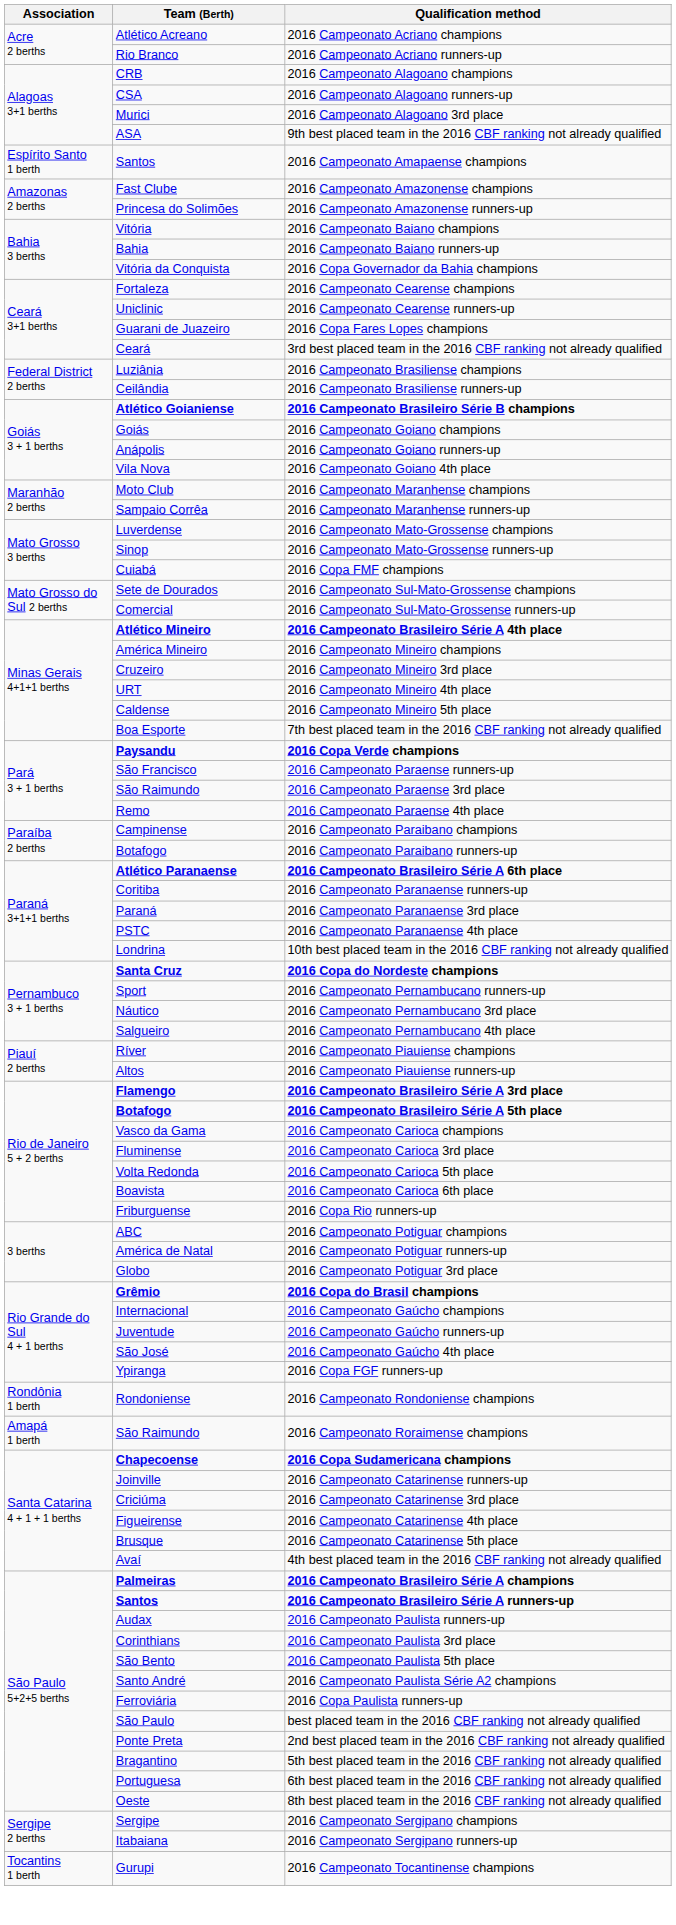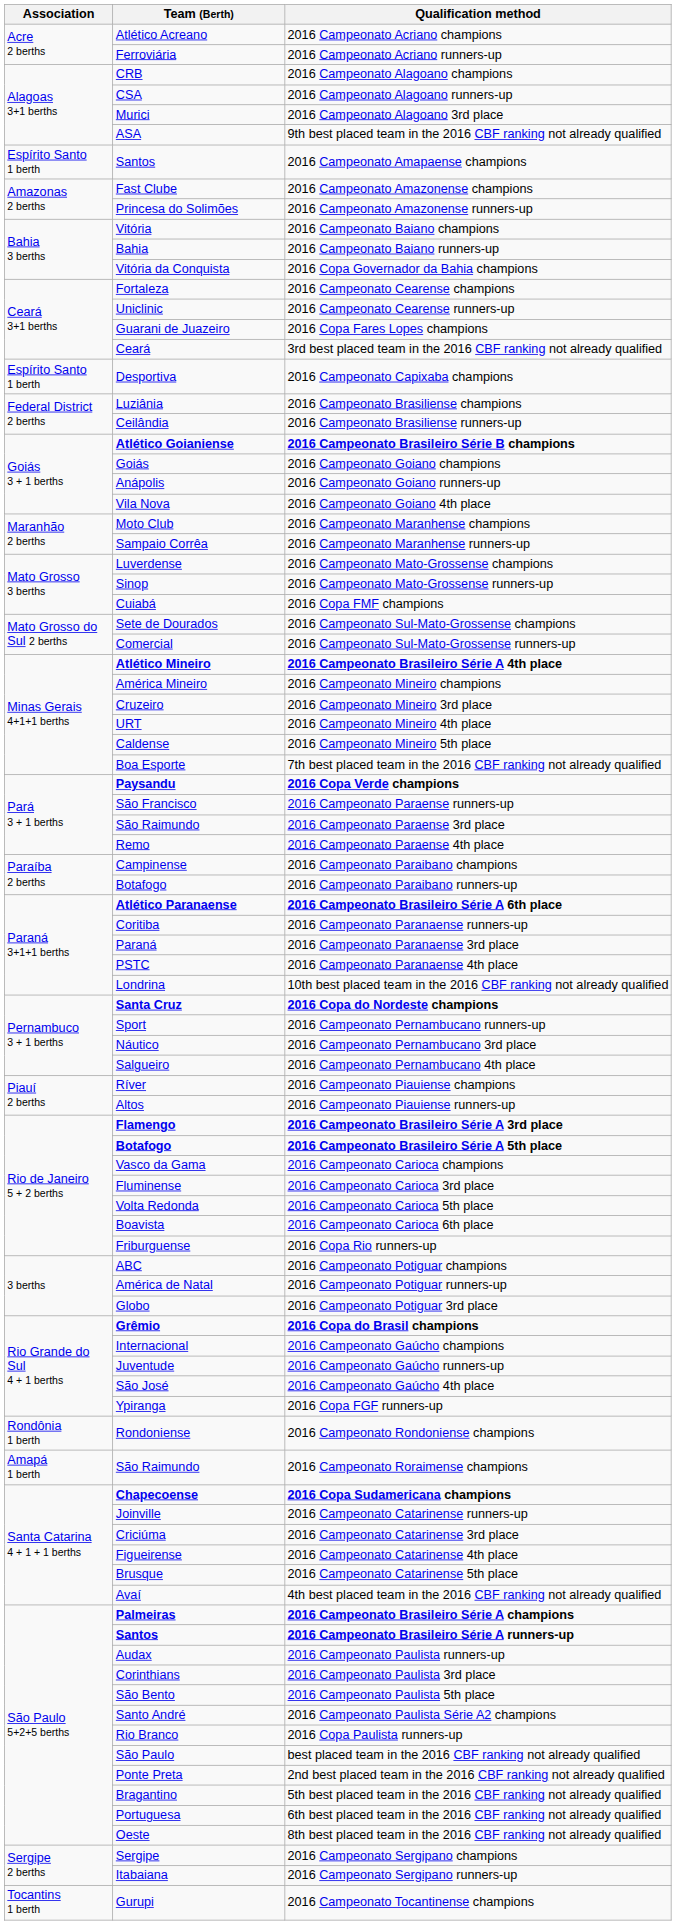(147, 54) Rio Branco -> (146, 54) Ferroviária
+ row: (400, 376)
(146, 1700) Ferroviária -> (147, 1735) Rio Branco
